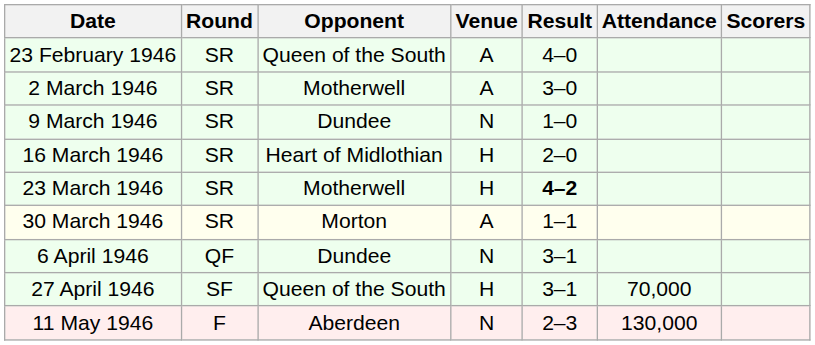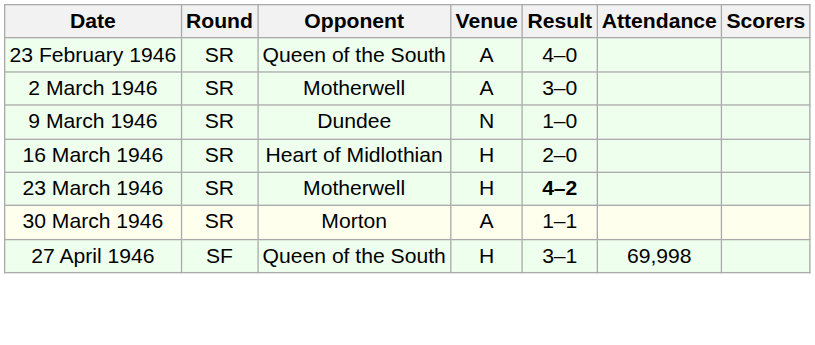- row: (93, 255)
(659, 289) 70,000 -> (659, 255) 69,998
- row: (93, 322)
